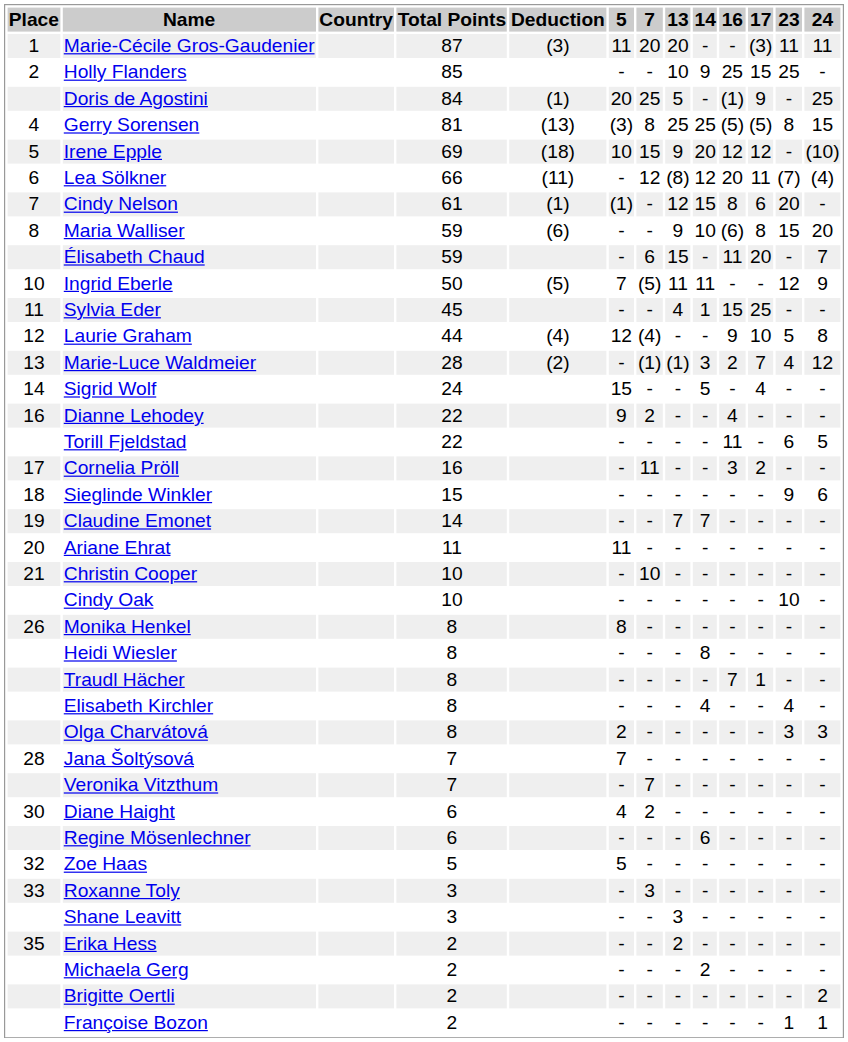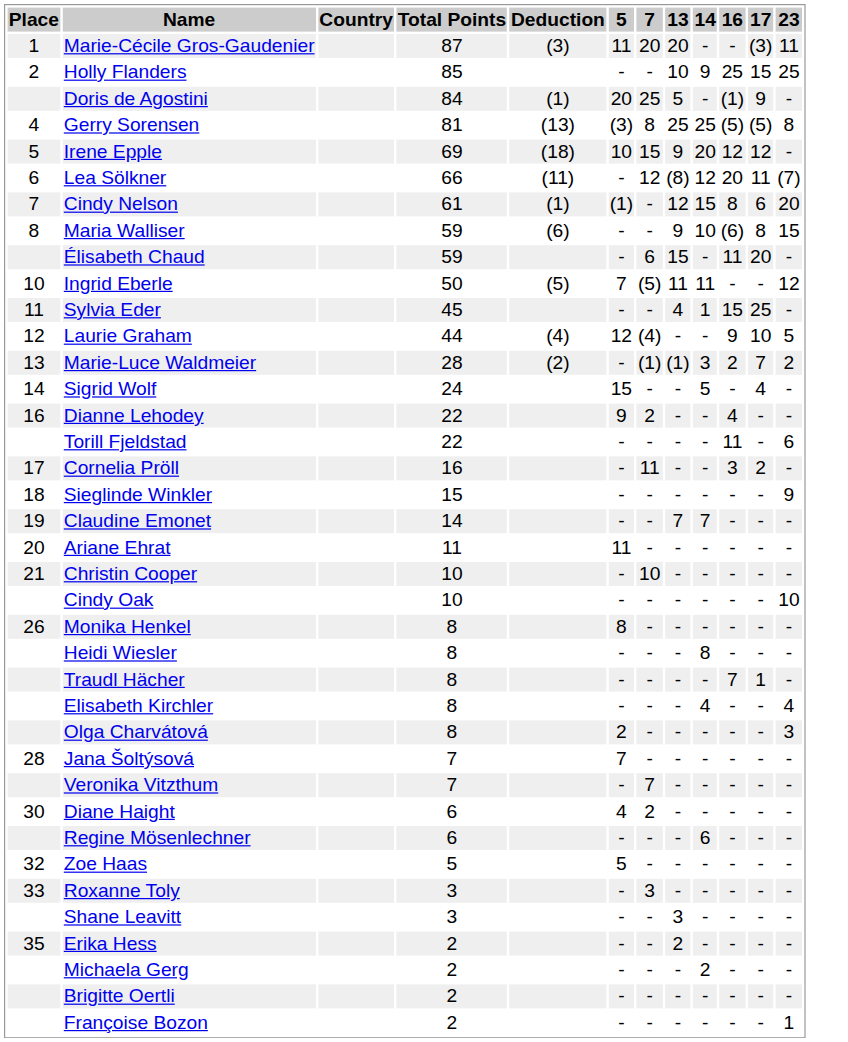- column: (823, 19)
(789, 362) 4 -> (789, 362) 2
